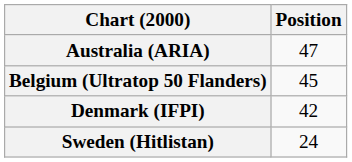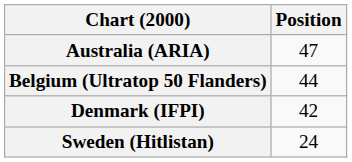(309, 80) 45 -> (309, 80) 44
